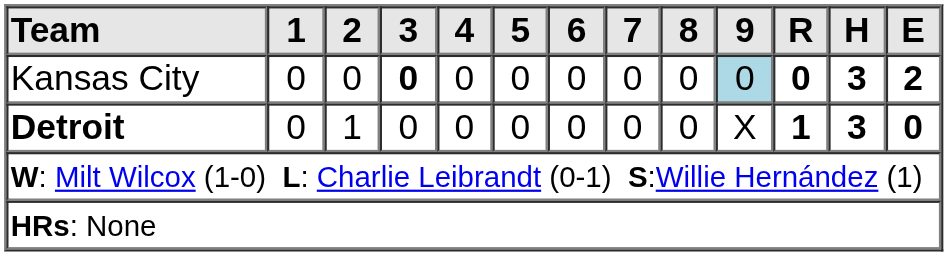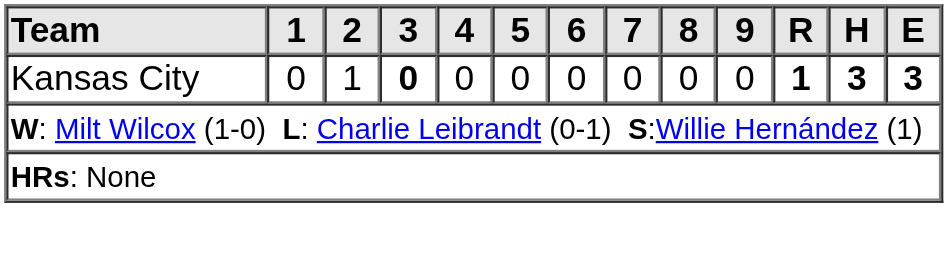(352, 78) 0 -> (352, 78) 1
(745, 78) lightblue background -> (745, 78) no background
(801, 78) 0 -> (801, 78) 1
(913, 78) 2 -> (913, 78) 3
- row: (68, 127)
